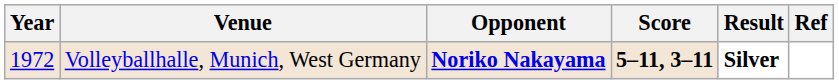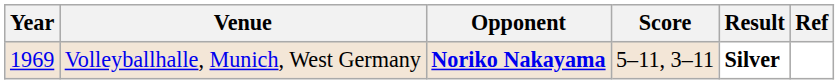(32, 59) 1972 -> (32, 59) 1969
(665, 59) bold -> (665, 59) normal
